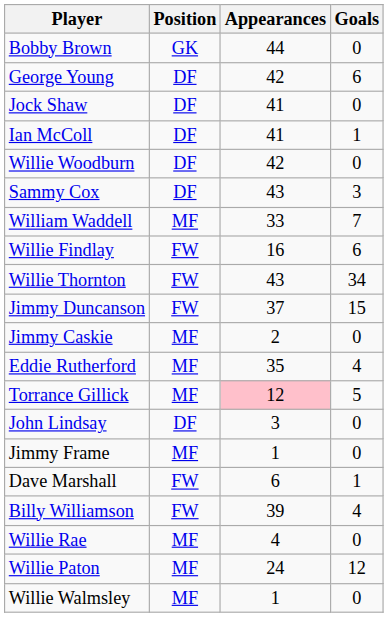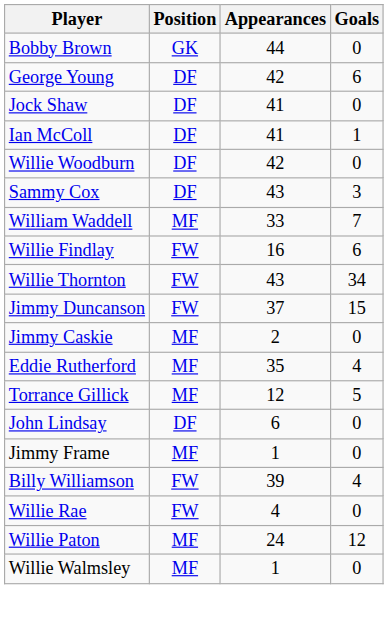(275, 395) pink background -> (275, 395) no background
(275, 423) 3 -> (275, 423) 6
- row: (63, 481)
(185, 539) MF -> (185, 510) FW
